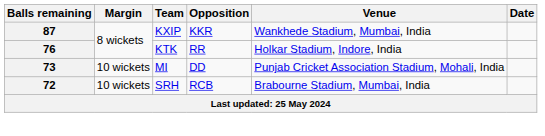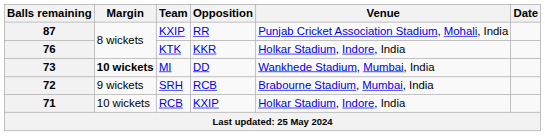(201, 31) KKR -> (201, 31) RR
(343, 31) Wankhede Stadium, Mumbai, India -> (383, 31) Punjab Cricket Association Stadium, Mohali, India
(197, 49) RR -> (205, 49) KKR
(123, 67) normal -> (125, 67) bold
(379, 67) Punjab Cricket Association Stadium, Mohali, India -> (346, 67) Wankhede Stadium, Mumbai, India
(123, 85) 10 wickets -> (120, 85) 9 wickets
+ row: (49, 103)
